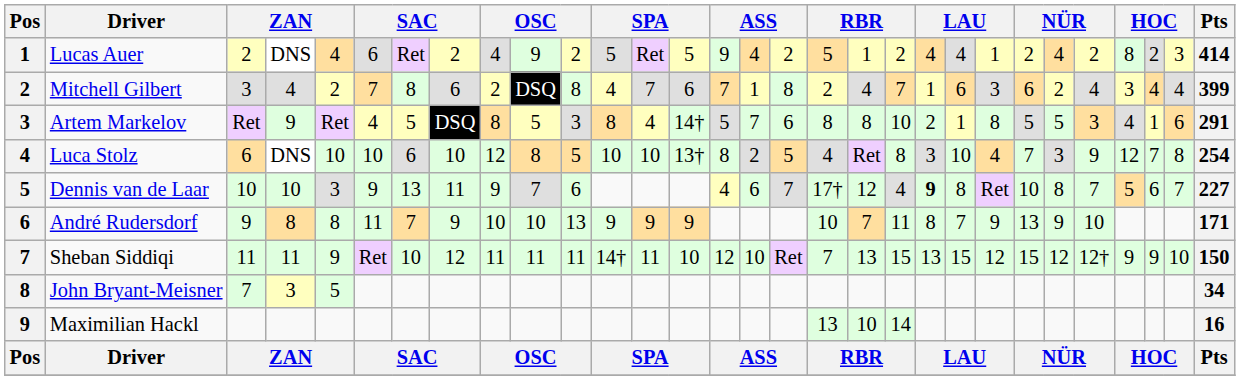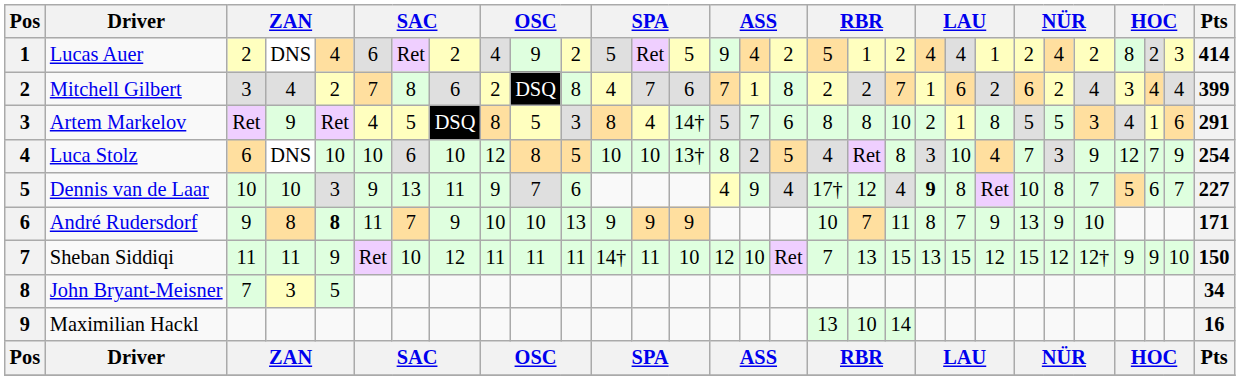(867, 88) 4 -> (867, 88) 2
(995, 88) 3 -> (995, 88) 2
(1179, 155) 8 -> (1179, 155) 9
(754, 189) 6 -> (754, 189) 9
(788, 189) 7 -> (788, 189) 4
(335, 222) normal -> (335, 222) bold
